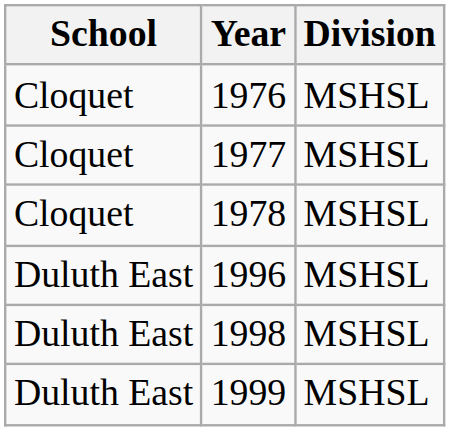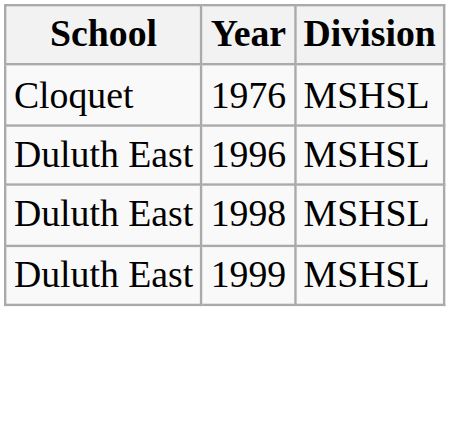- row: (248, 154)
- row: (248, 214)
